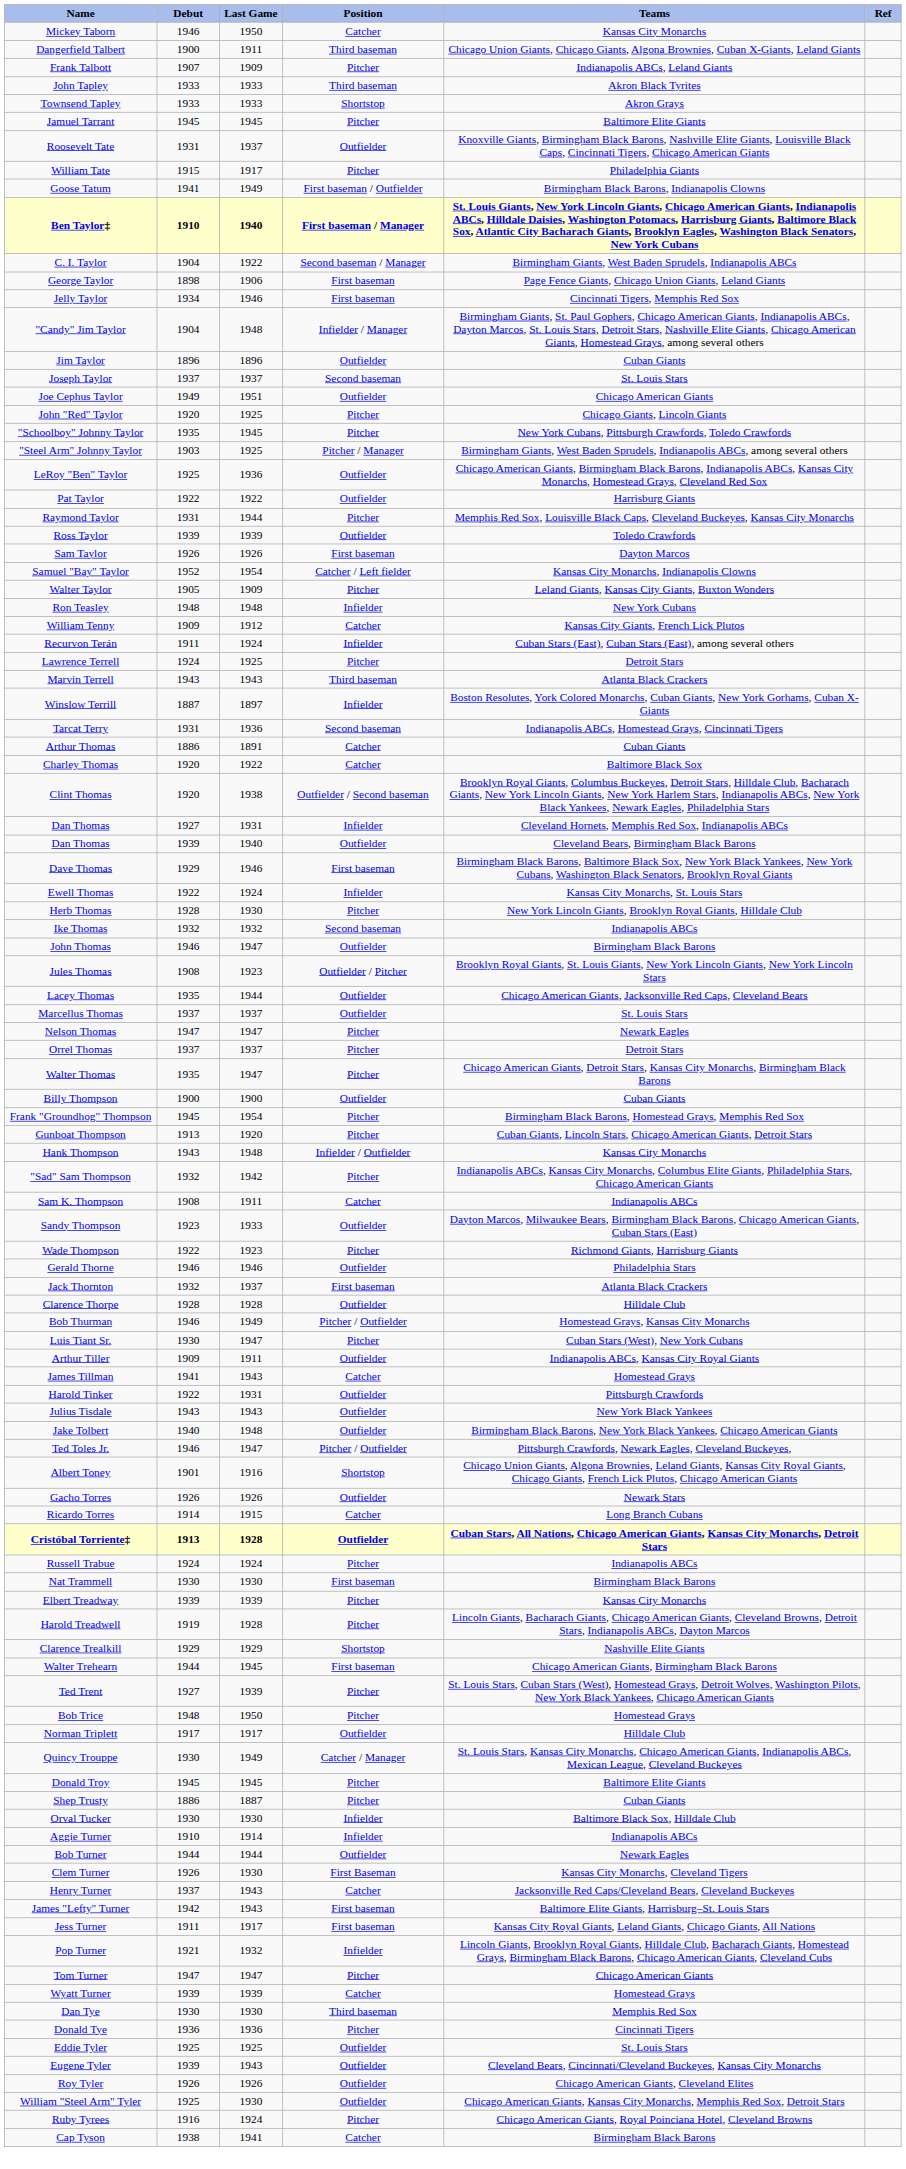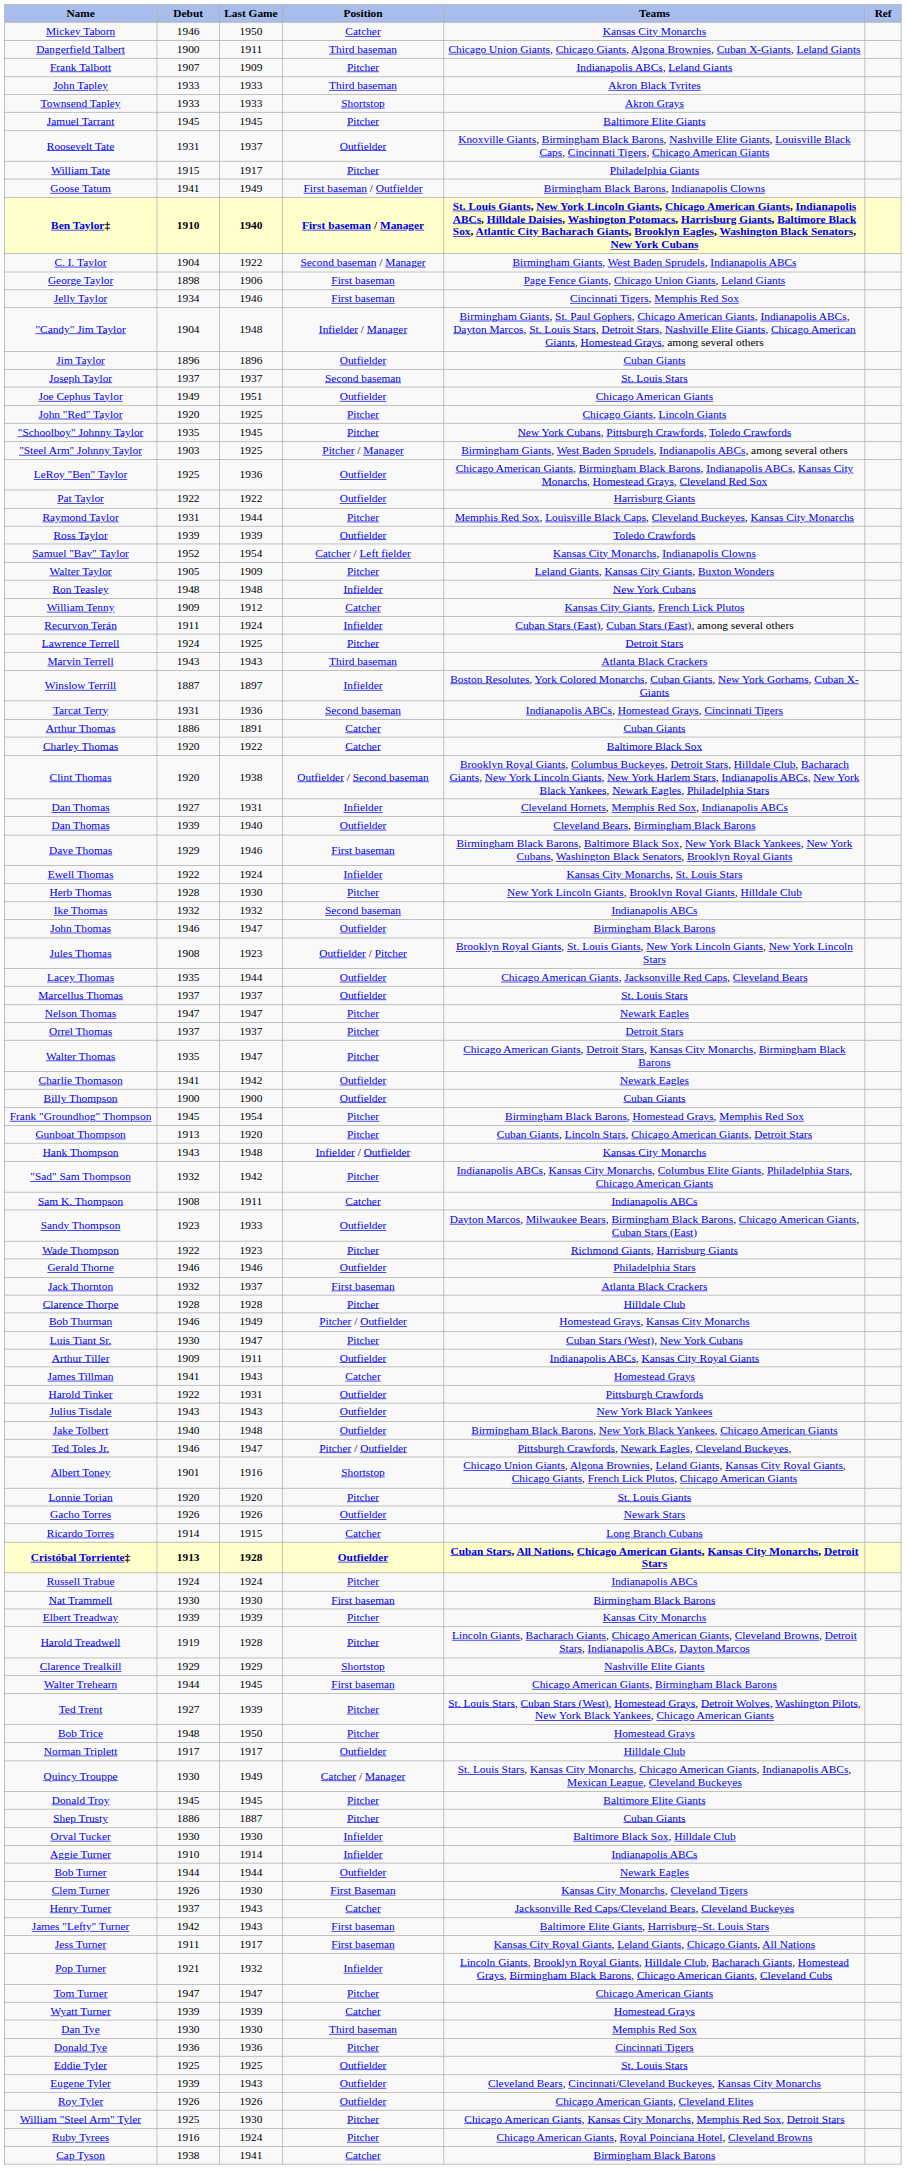- row: (81, 553)
+ row: (81, 1080)
(363, 1304) Outfielder -> (363, 1304) Pitcher
+ row: (81, 1497)
(363, 2101) Outfielder -> (363, 2119) Pitcher
